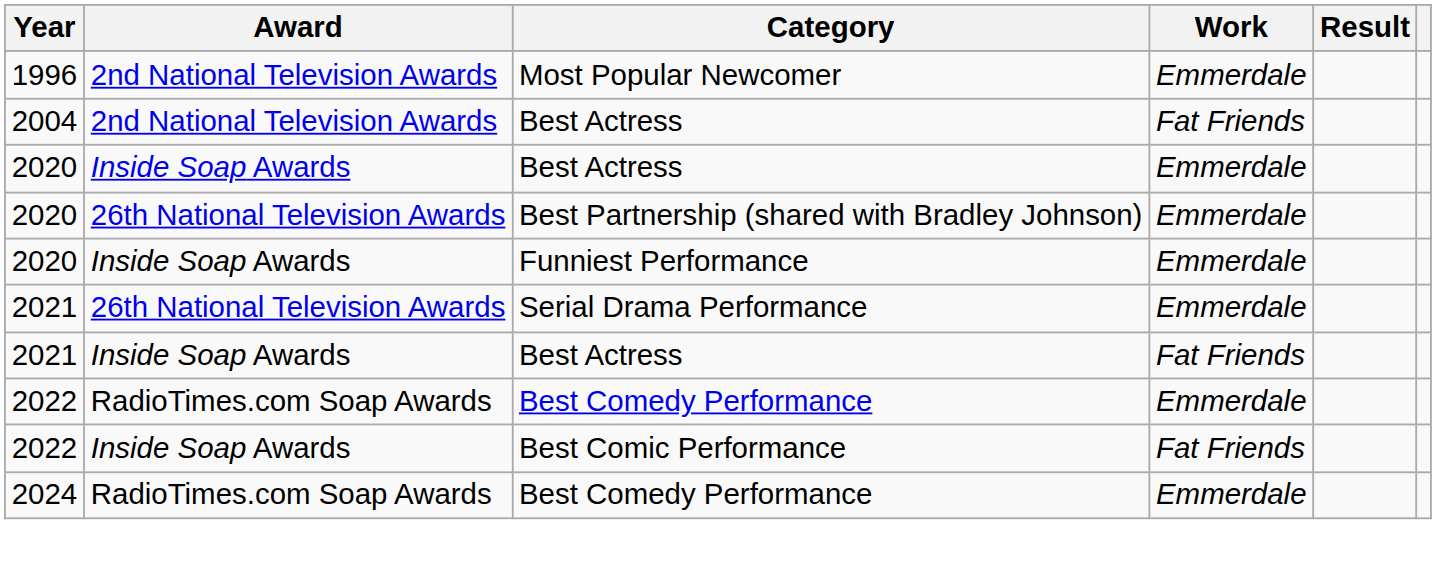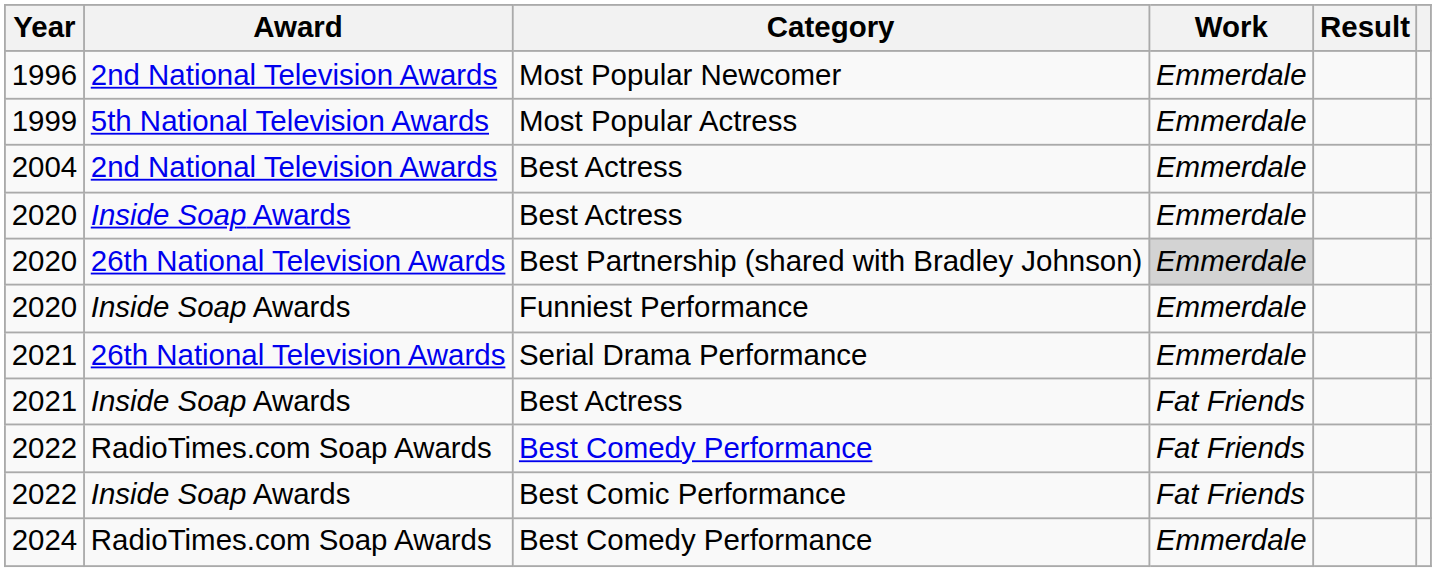+ row: (44, 121)
(1230, 121) Fat Friends -> (1231, 167) Emmerdale
(1231, 214) no background -> (1231, 261) lightgrey background
(1231, 401) Emmerdale -> (1230, 448) Fat Friends
